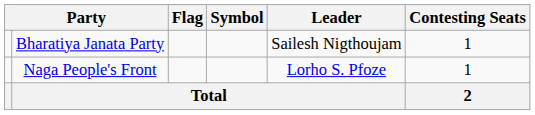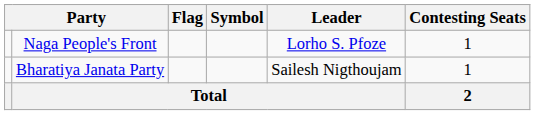rows swapped: (90, 43) <-> (90, 69)
